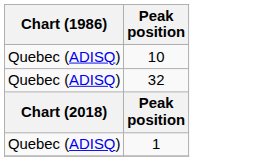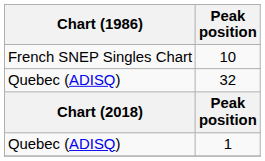(64, 56) Quebec (ADISQ) -> (100, 56) French SNEP Singles Chart
